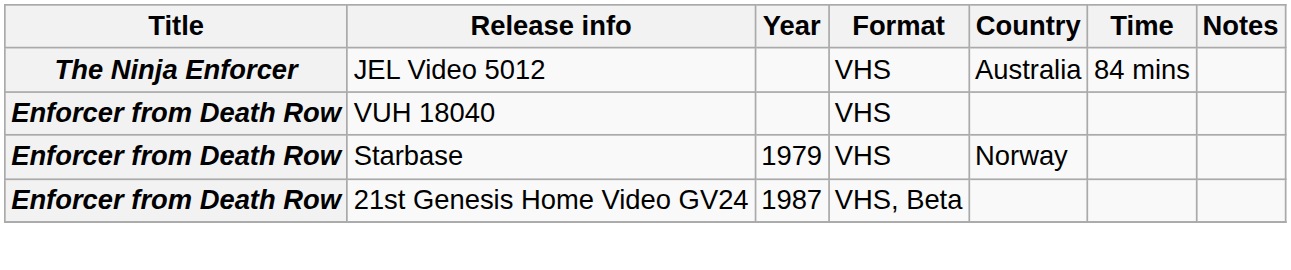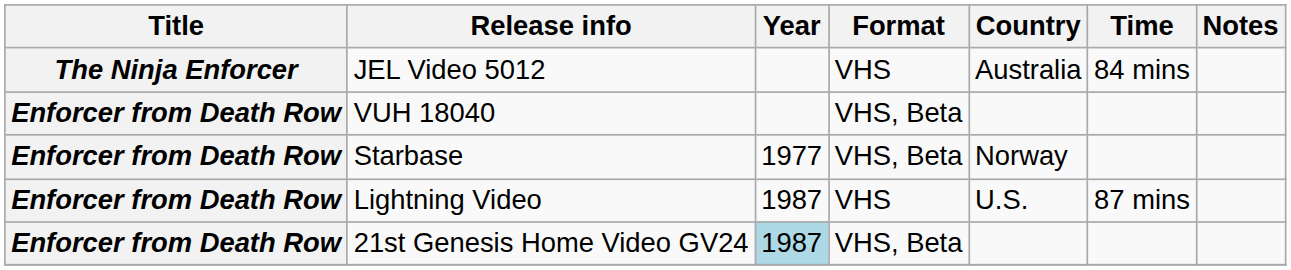(863, 112) VHS -> (899, 112) VHS, Beta
(792, 156) 1979 -> (792, 156) 1977
(863, 156) VHS -> (899, 156) VHS, Beta
+ row: (448, 199)
(792, 199) no background -> (792, 243) lightblue background
